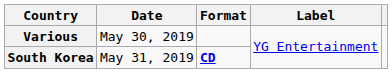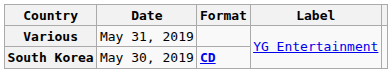(147, 36) May 30, 2019 -> (147, 36) May 31, 2019
(147, 57) May 31, 2019 -> (147, 57) May 30, 2019
